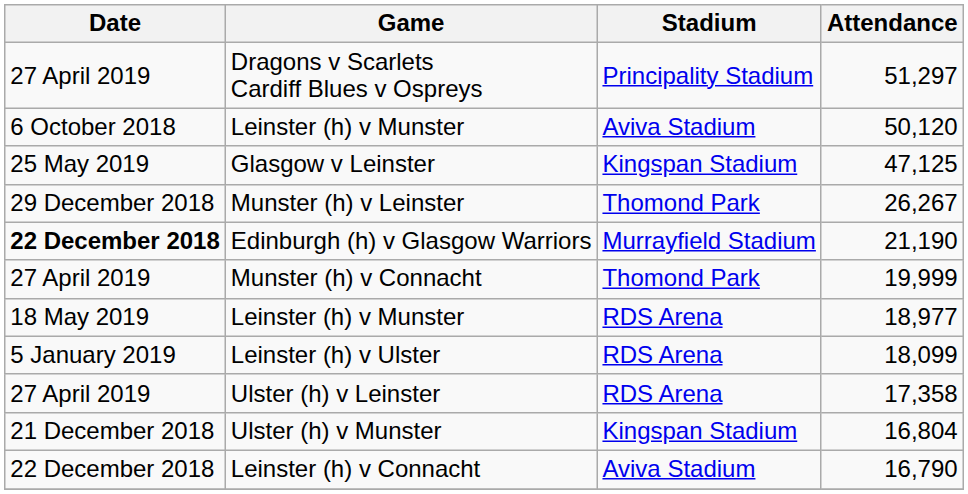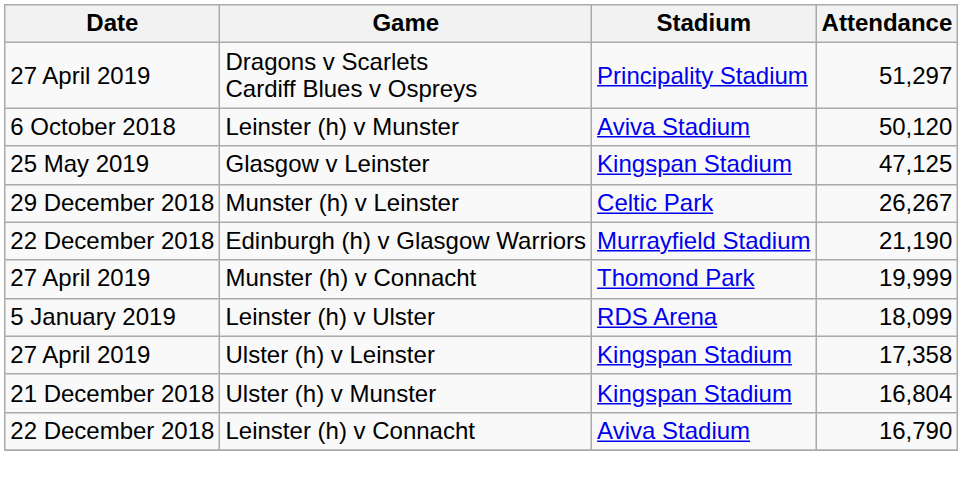(681, 202) Thomond Park -> (655, 202) Celtic Park
(115, 240) bold -> (112, 240) normal
- row: (348, 316)
(662, 393) RDS Arena -> (695, 355) Kingspan Stadium
